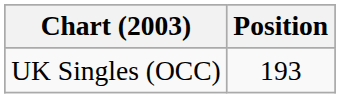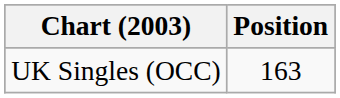(281, 69) 193 -> (281, 69) 163
